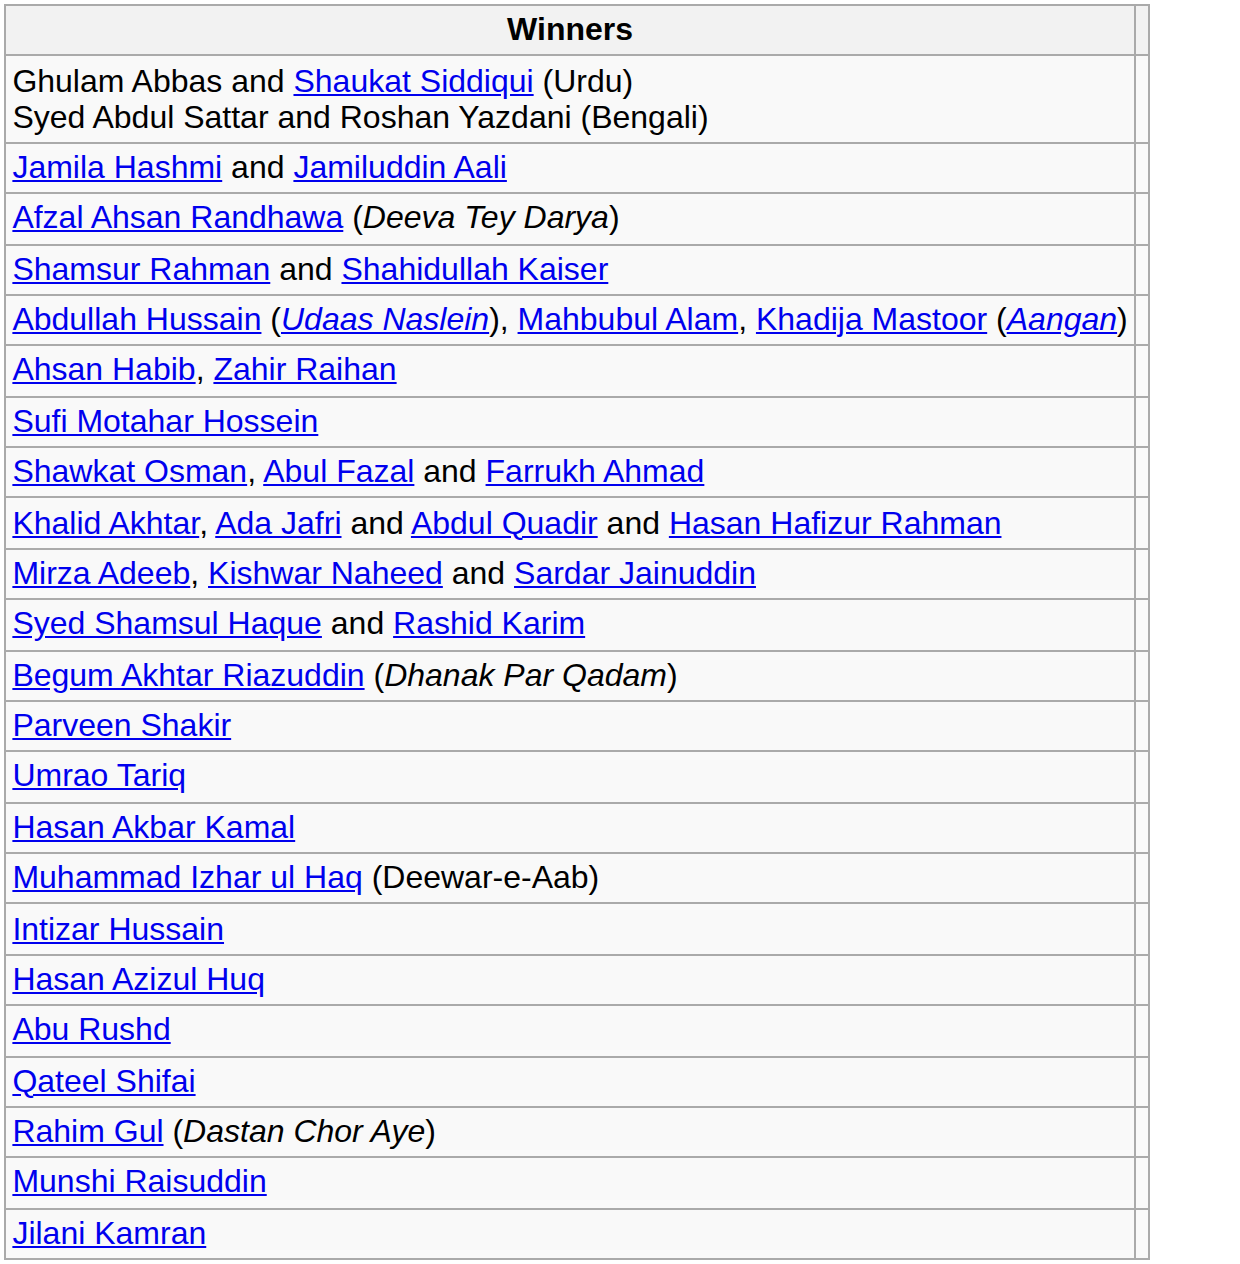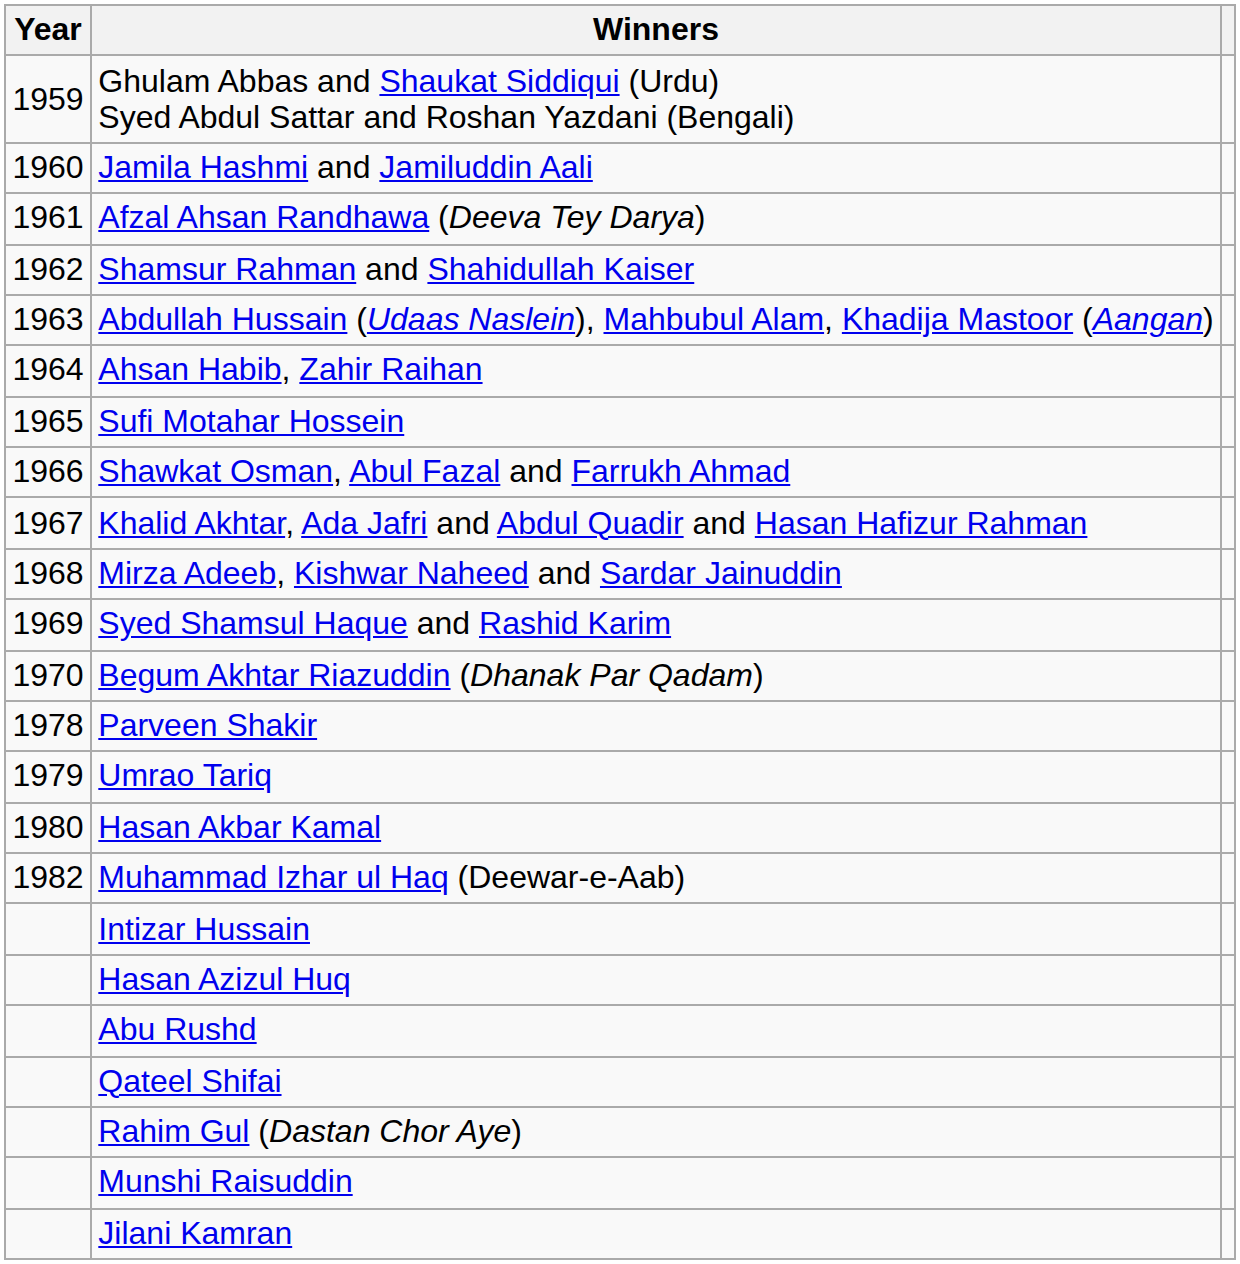+ column: (48, 29)
